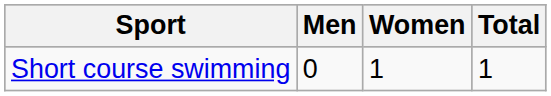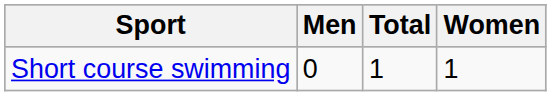columns swapped: (417, 25) <-> (509, 25)
